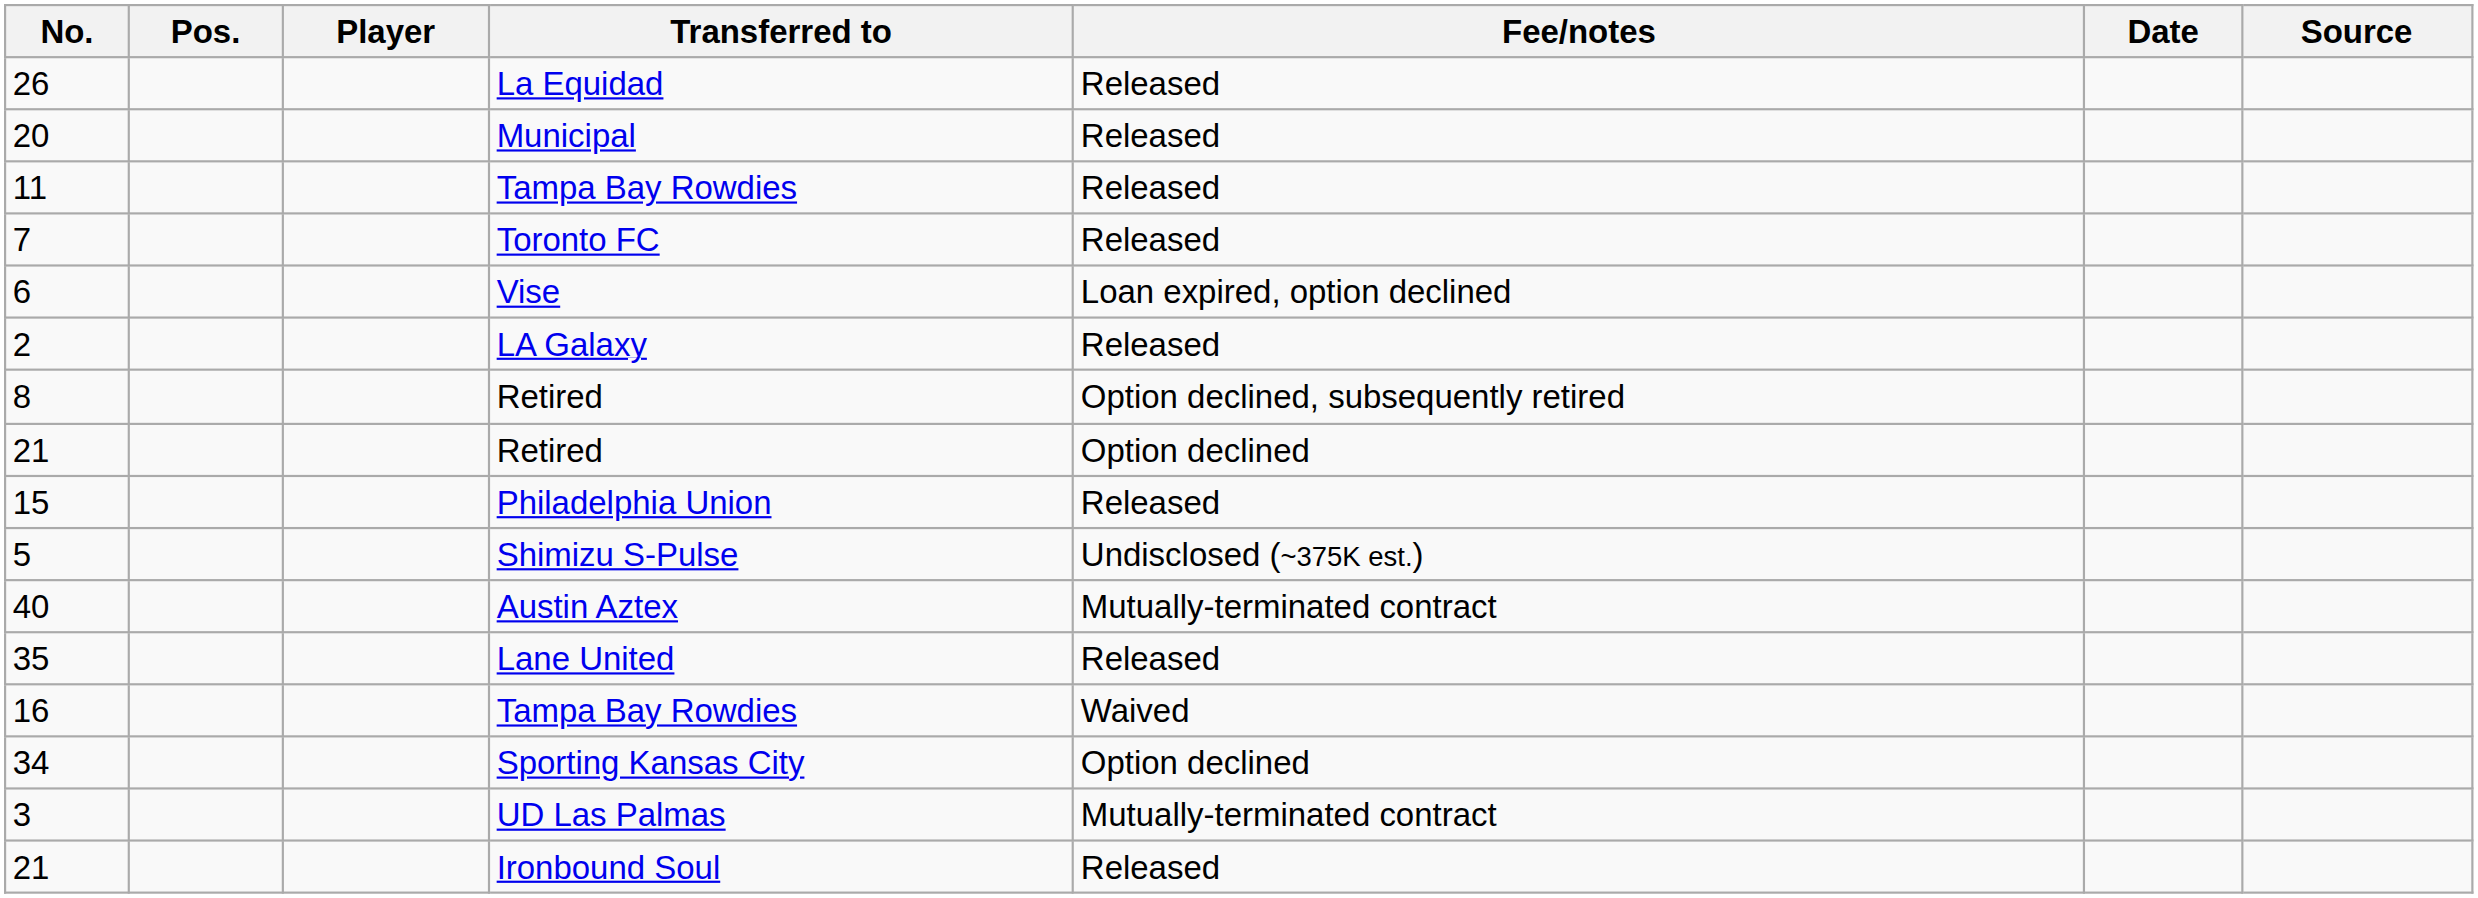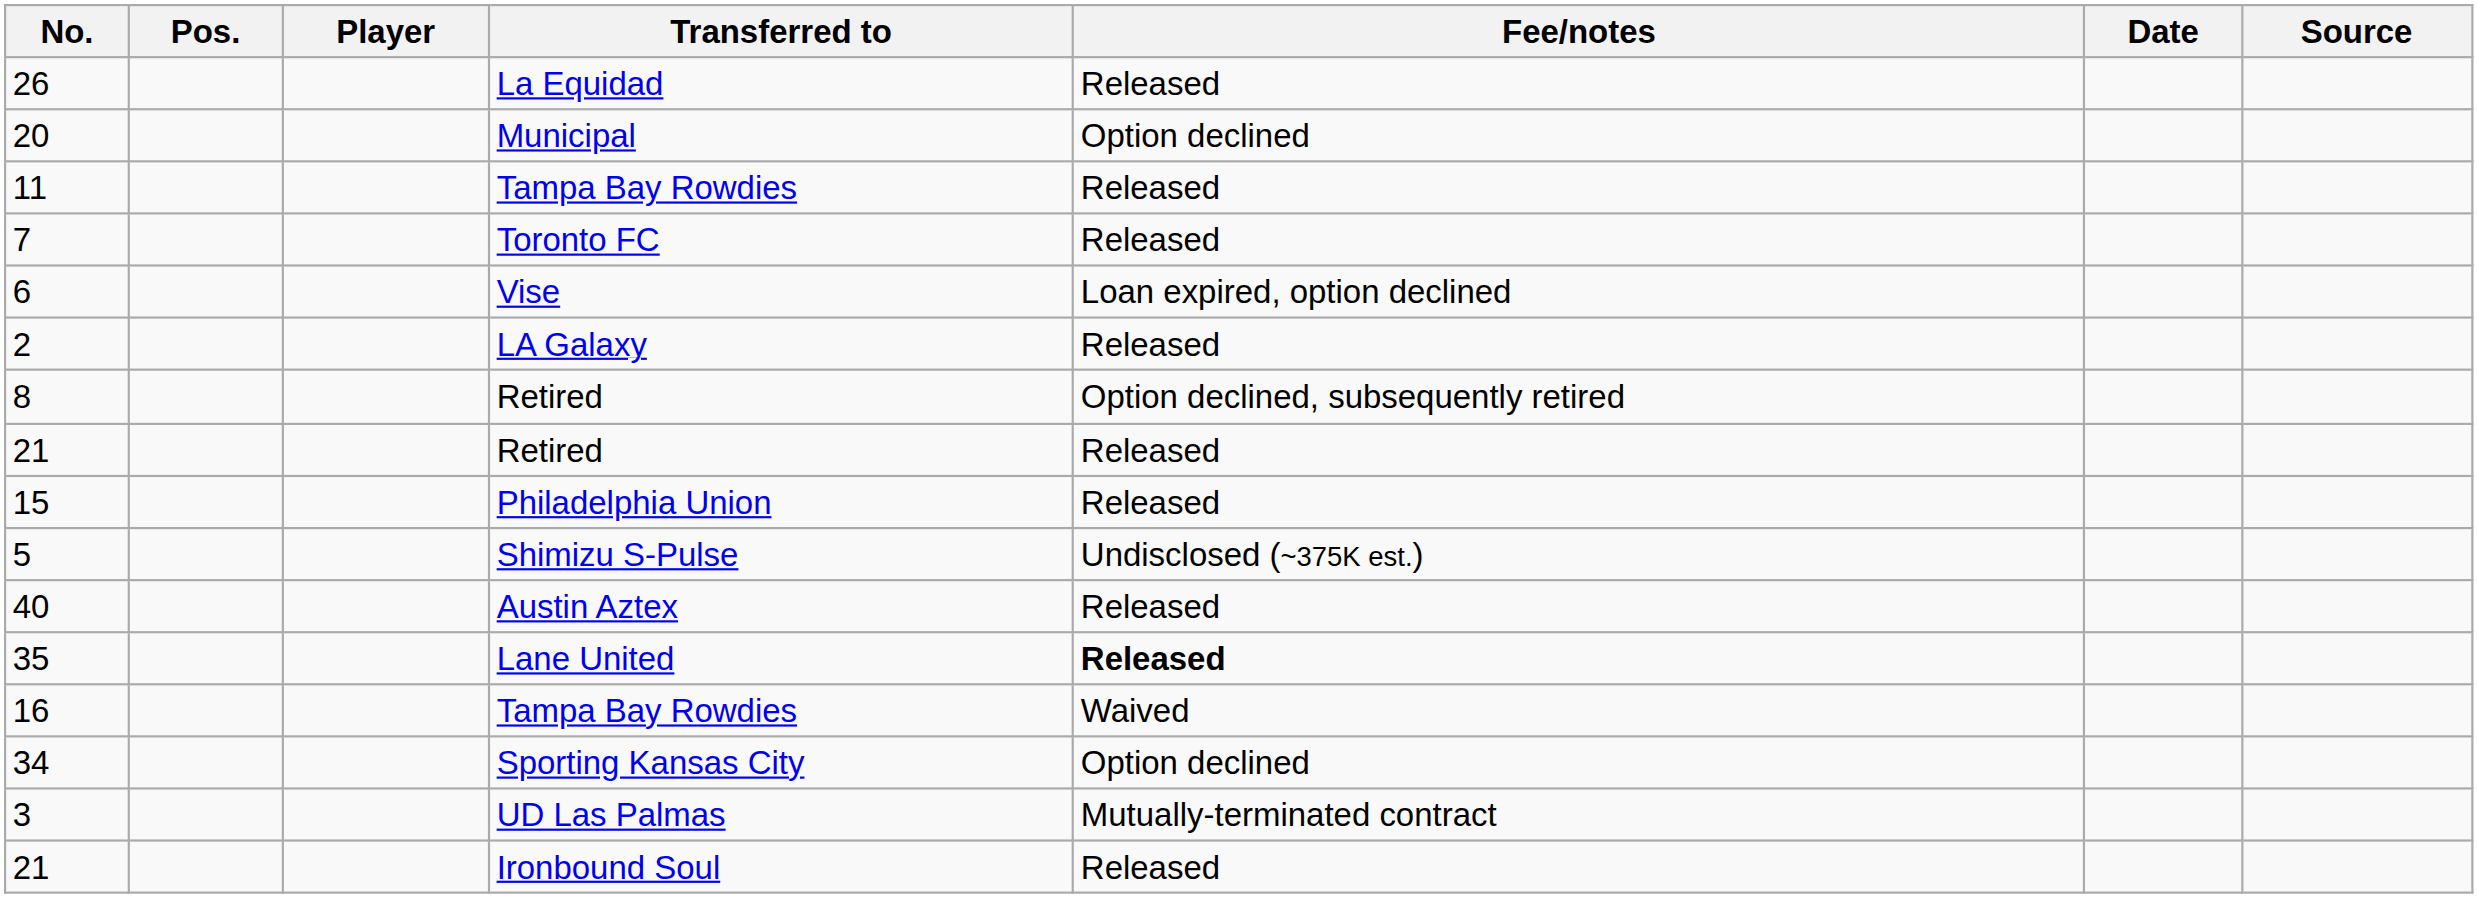(1150, 136) Released -> (1195, 136) Option declined
(1195, 449) Option declined -> (1150, 449) Released
(1289, 606) Mutually-terminated contract -> (1150, 606) Released
(1150, 658) normal -> (1153, 658) bold
